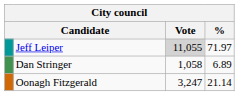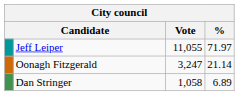(188, 47) lightgrey background -> (188, 47) no background
rows swapped: (56, 82) <-> (44, 64)
